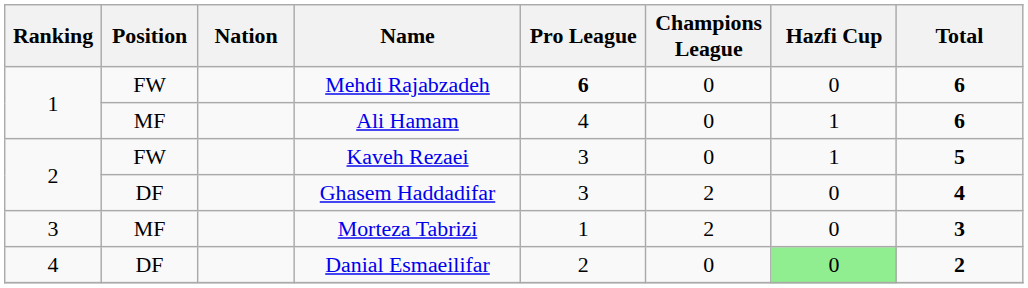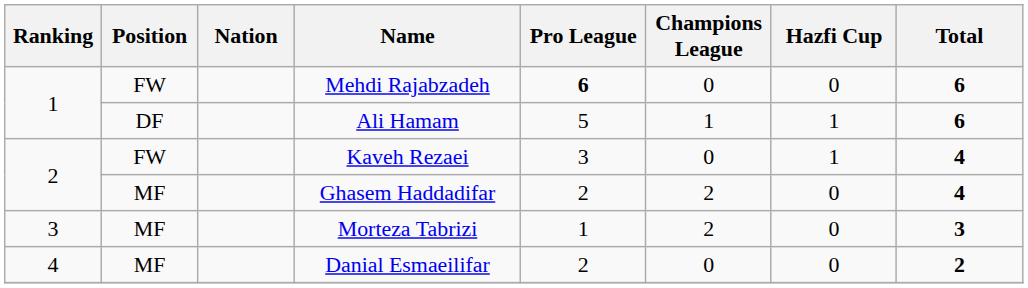(150, 120) MF -> (150, 120) DF
(583, 120) 4 -> (583, 120) 5
(709, 120) 0 -> (709, 120) 1
(959, 156) 5 -> (959, 156) 4
(150, 193) DF -> (150, 193) MF
(583, 193) 3 -> (583, 193) 2
(150, 265) DF -> (150, 265) MF
(834, 265) lightgreen background -> (834, 265) no background
